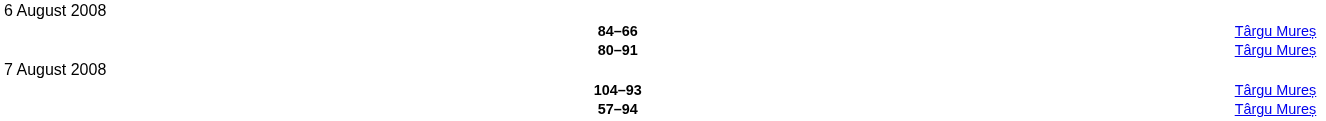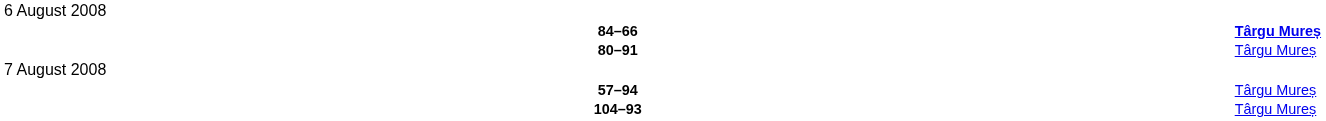(1275, 31) normal -> (1278, 31) bold
rows swapped: (250, 90) <-> (250, 109)
